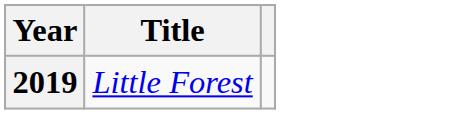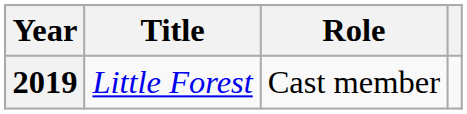+ column: (354, 30)
